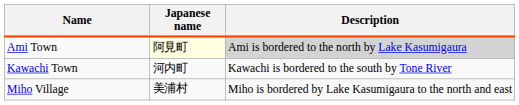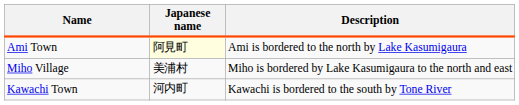(347, 47) lightgrey background -> (347, 47) no background
rows swapped: (38, 89) <-> (42, 68)
